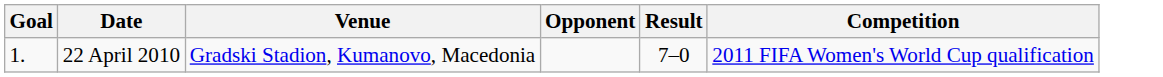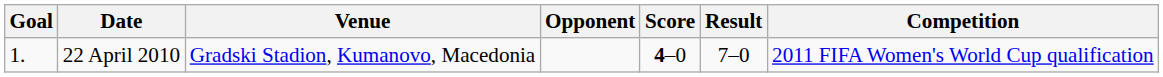+ column: (670, 21)
